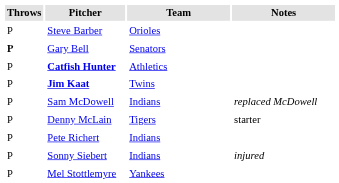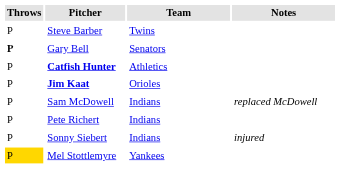(145, 30) Orioles -> (142, 30) Twins
(142, 84) Twins -> (145, 84) Orioles
- row: (79, 119)
(10, 173) no background -> (10, 155) gold background
